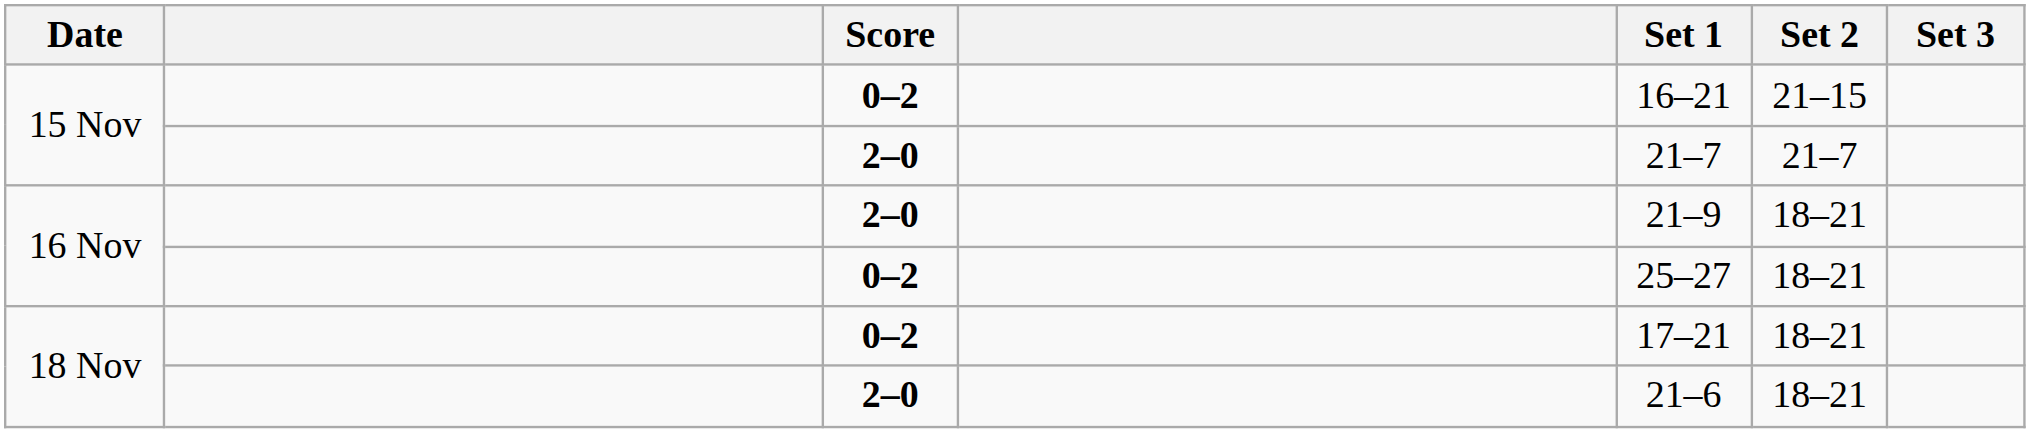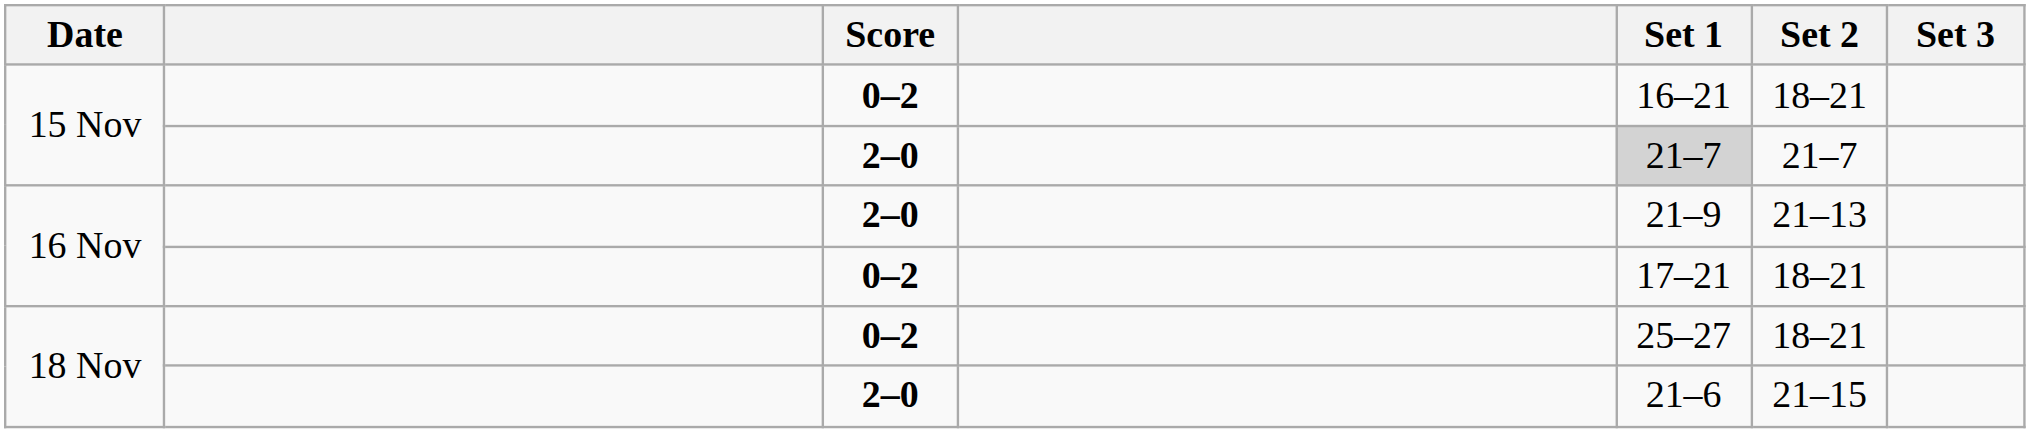(1820, 94) 21–15 -> (1820, 94) 18–21
(1684, 154) no background -> (1684, 154) lightgrey background
(1820, 214) 18–21 -> (1820, 214) 21–13
(1684, 275) 25–27 -> (1684, 275) 17–21
(1684, 335) 17–21 -> (1684, 335) 25–27
(1820, 395) 18–21 -> (1820, 395) 21–15
